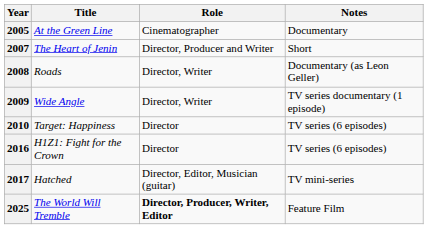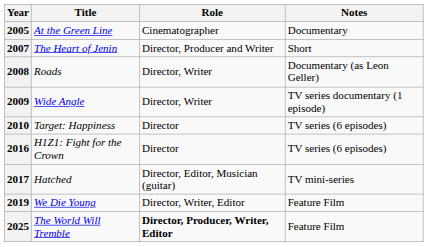+ row: (18, 203)
